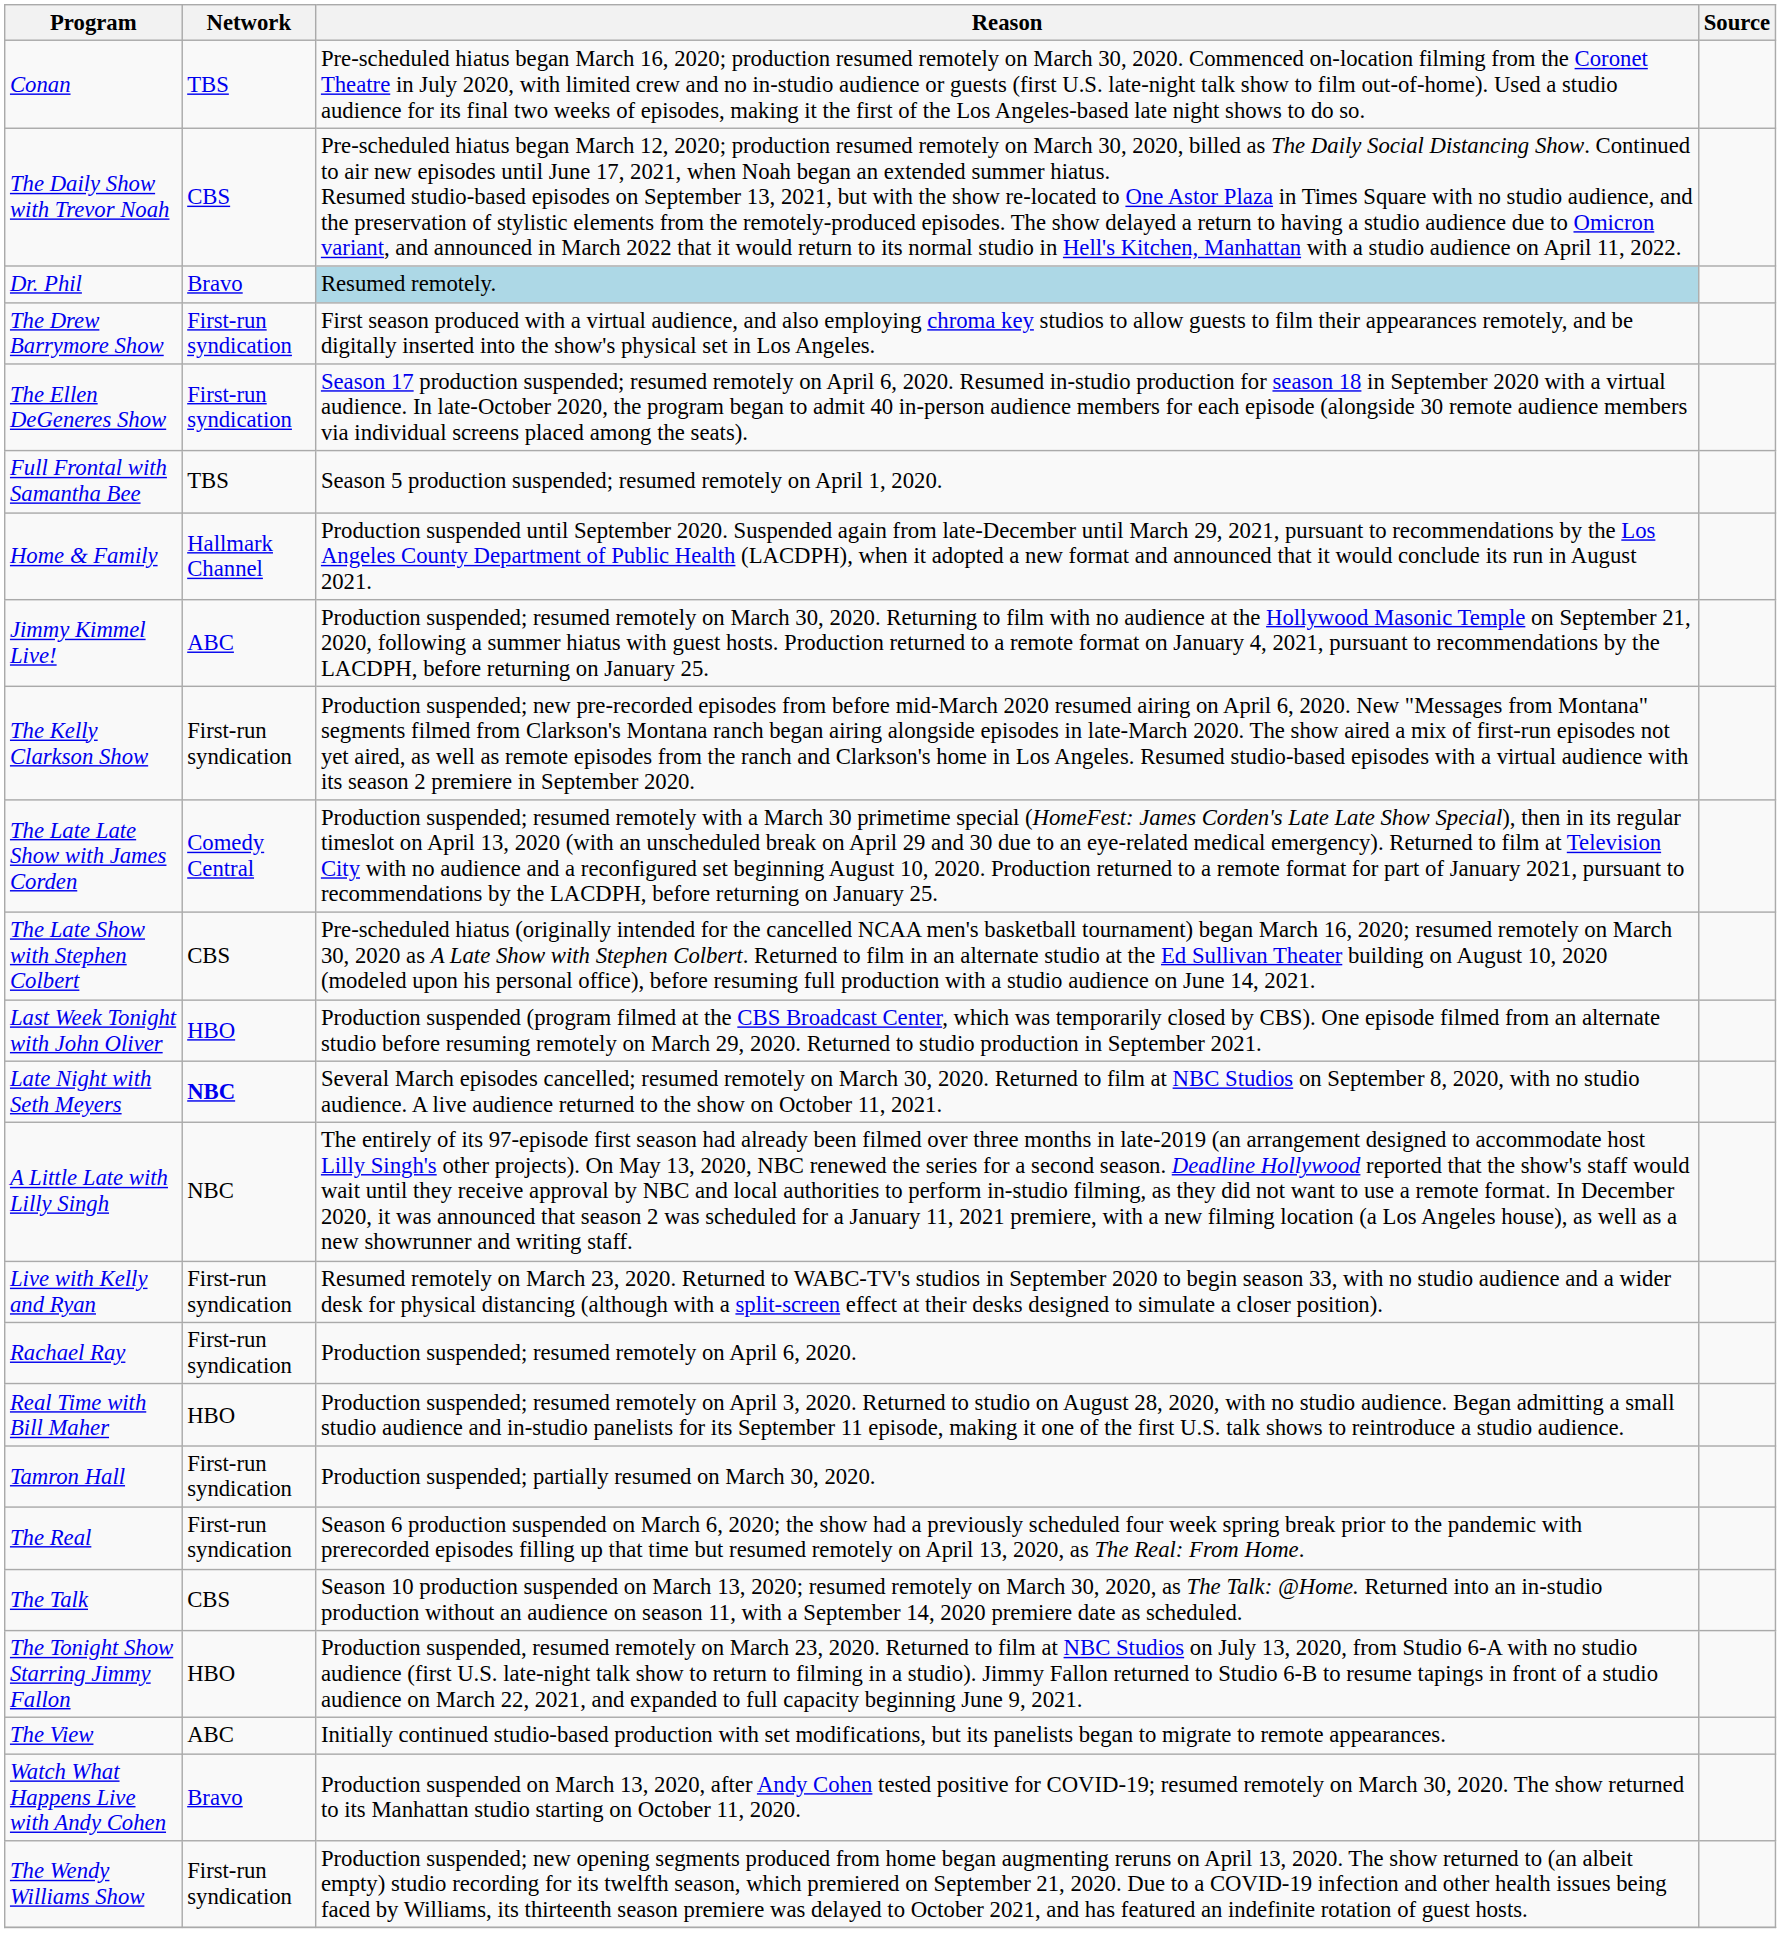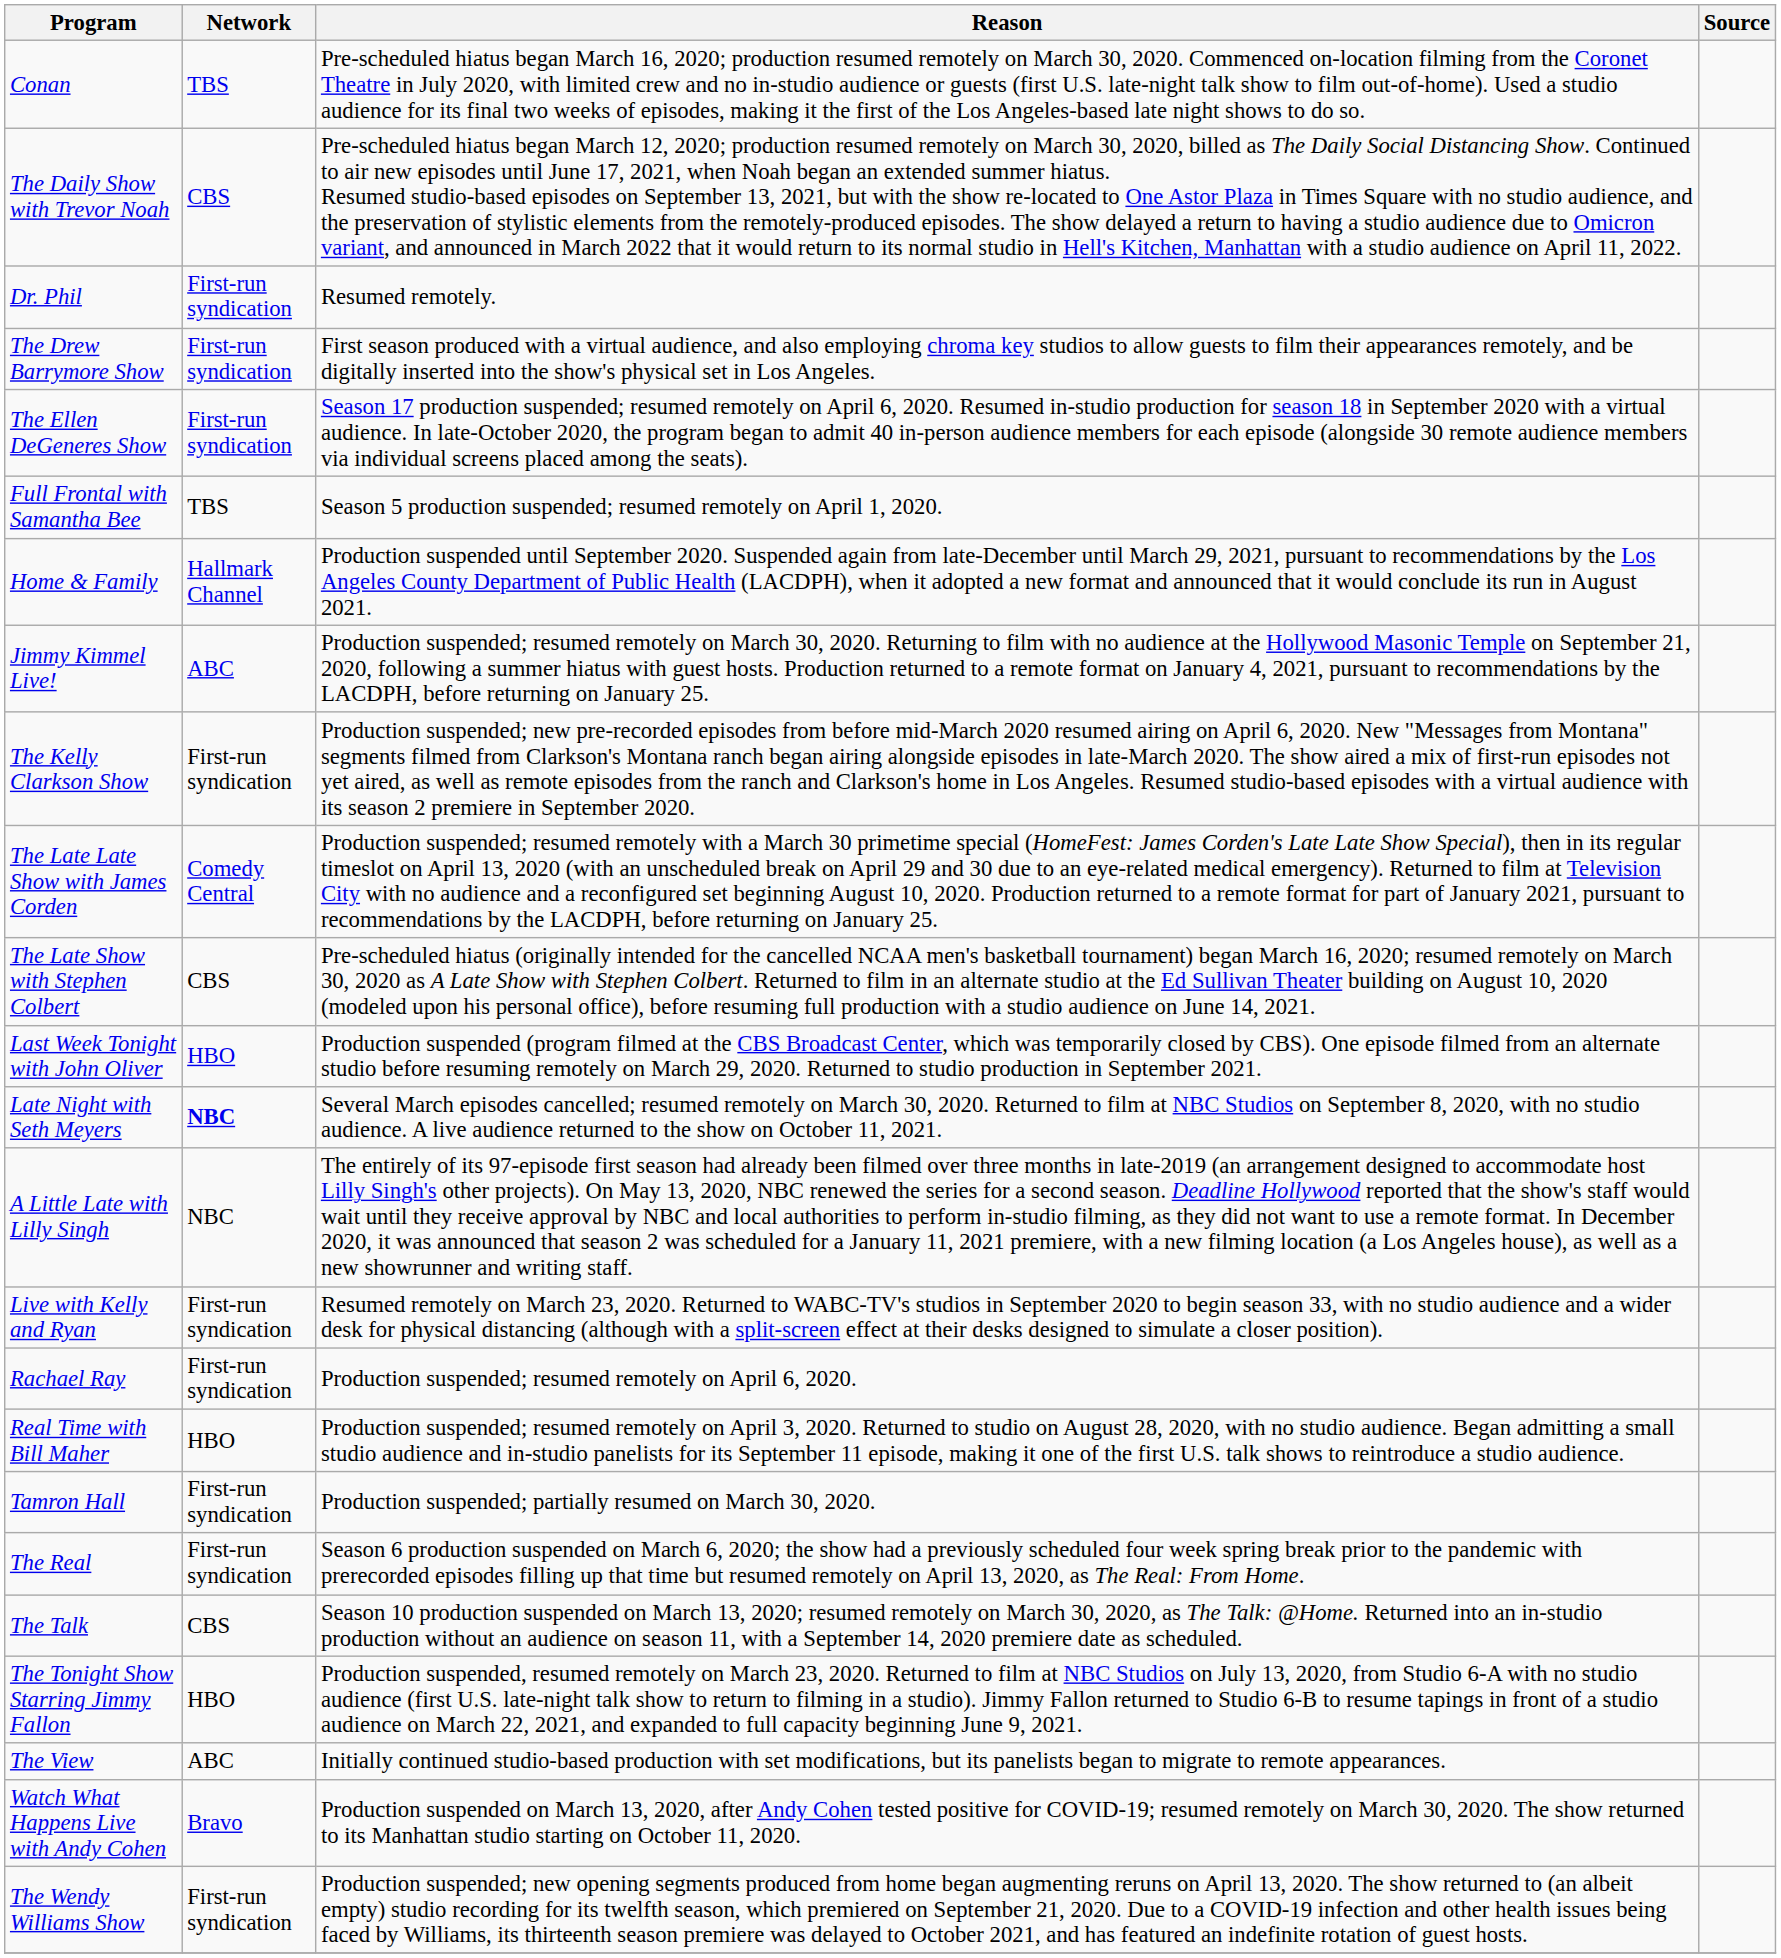(215, 283) Bravo -> (240, 296) First-run syndication
(408, 283) lightblue background -> (408, 296) no background
